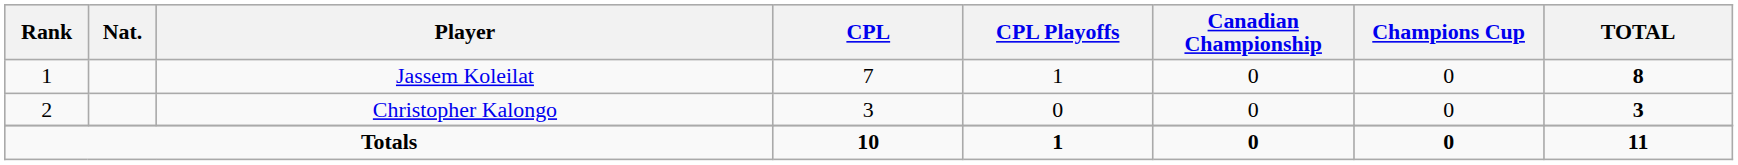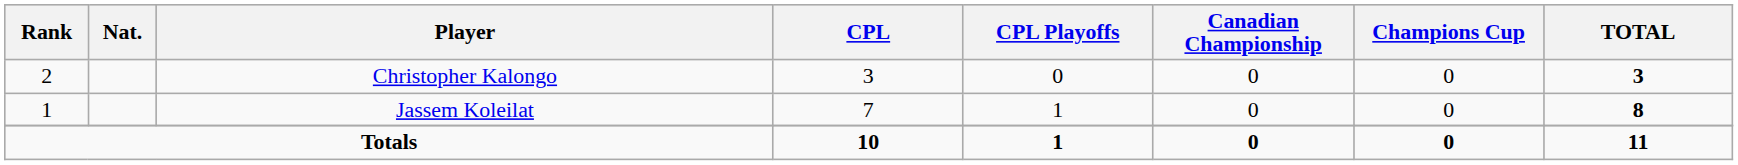rows swapped: (465, 75) <-> (465, 108)
